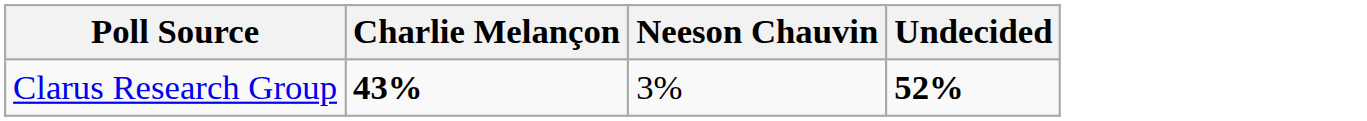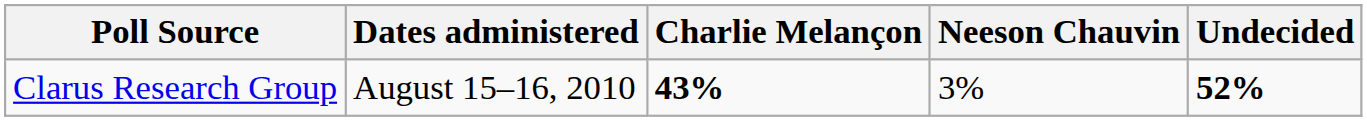+ column: (496, 32)
